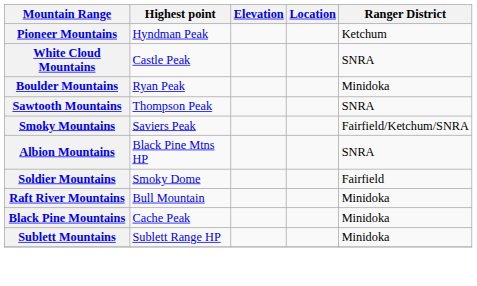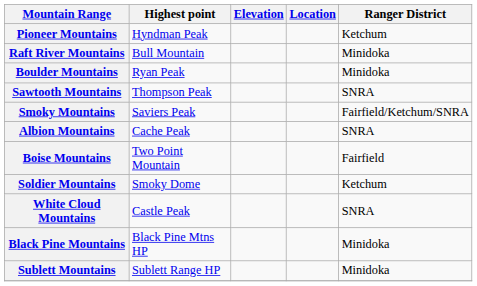rows swapped: (67, 60) <-> (67, 198)
(174, 152) Black Pine Mtns HP -> (161, 131) Cache Peak
+ row: (67, 157)
(363, 178) Fairfield -> (364, 184) Ketchum
(161, 217) Cache Peak -> (173, 244) Black Pine Mtns HP
